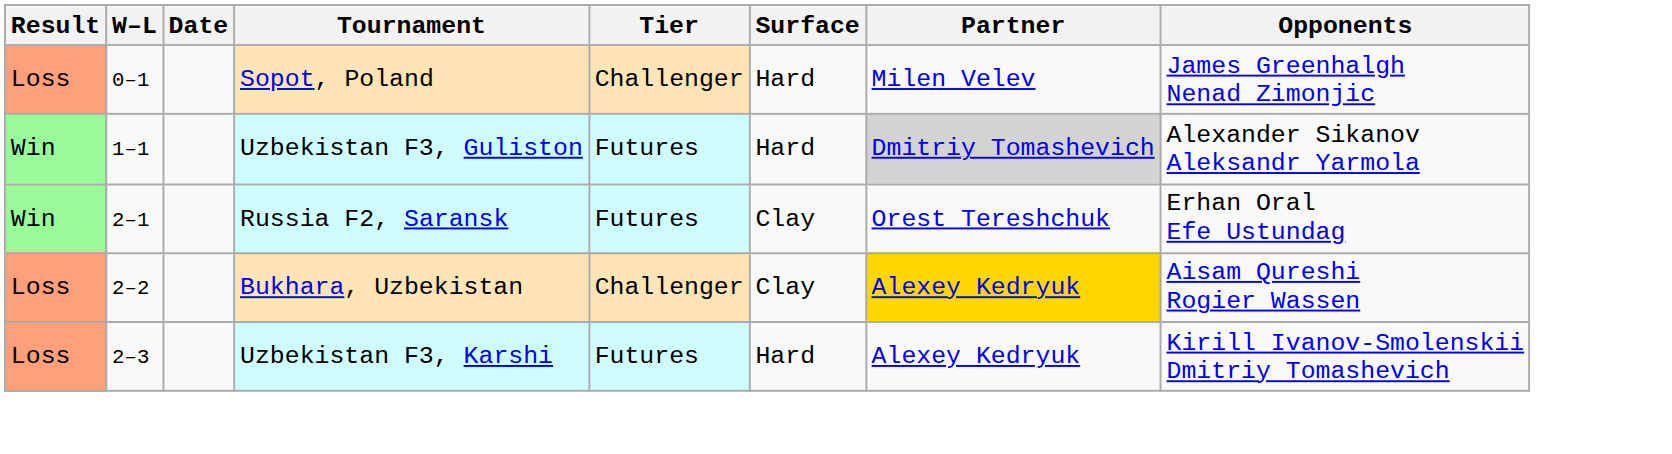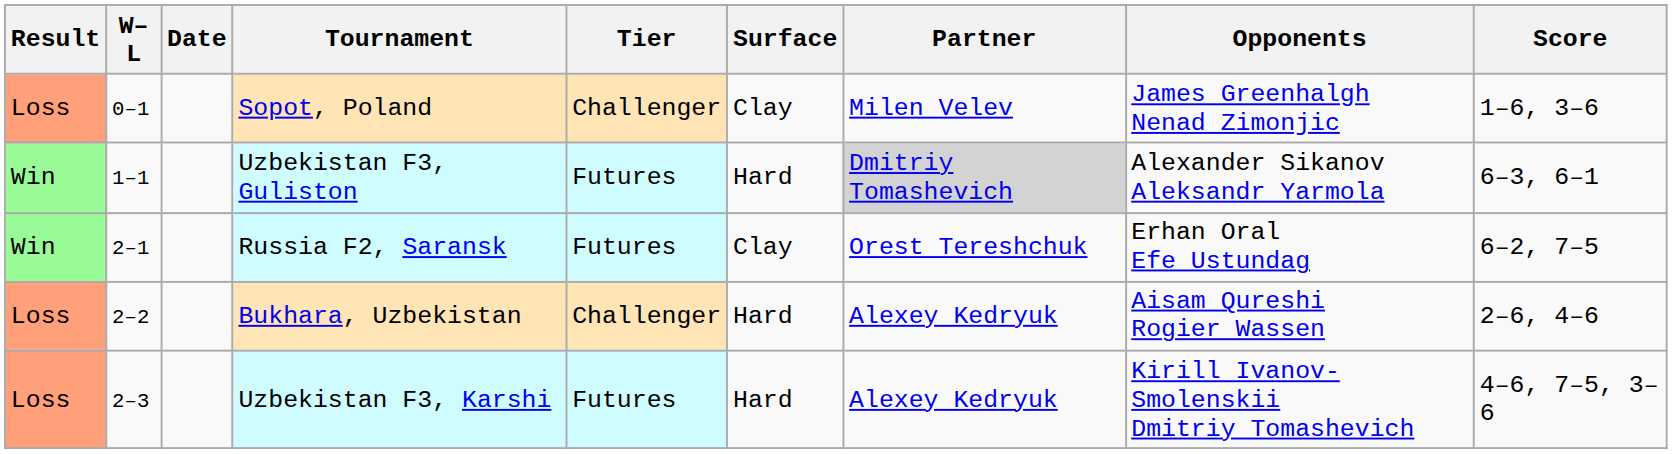+ column: (1570, 40)
(785, 80) Hard -> (763, 109) Clay
(785, 287) Clay -> (763, 316) Hard
(976, 287) gold background -> (953, 316) no background
